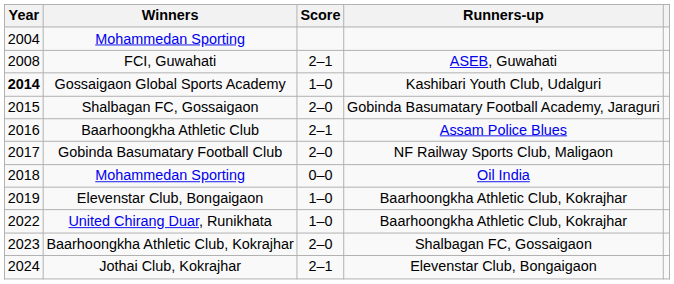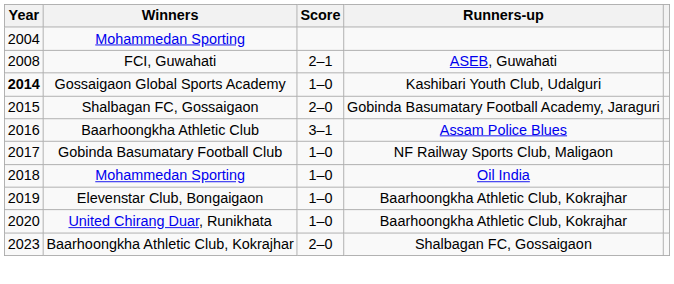(320, 130) 2–1 -> (320, 130) 3–1
(320, 152) 2–0 -> (320, 152) 1–0
(320, 175) 0–0 -> (320, 175) 1–0
(24, 221) 2022 -> (24, 221) 2020
- row: (170, 267)
